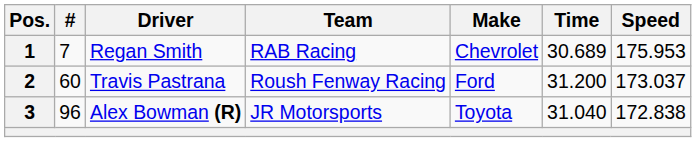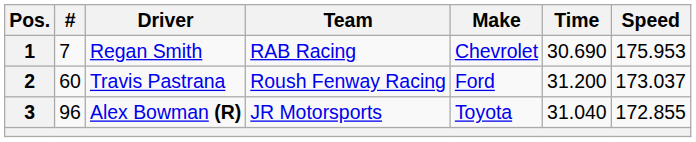(577, 51) 30.689 -> (577, 51) 30.690
(651, 113) 172.838 -> (651, 113) 172.855
